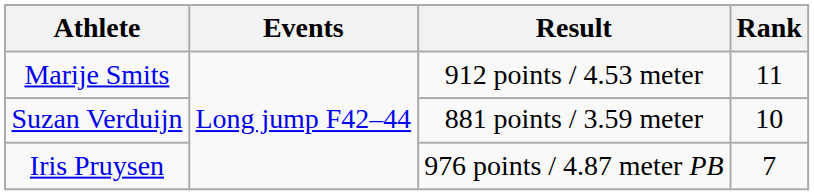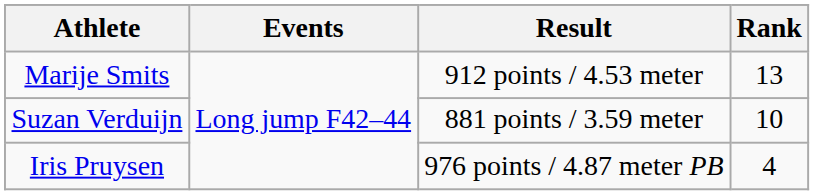(769, 74) 11 -> (769, 74) 13
(769, 166) 7 -> (769, 166) 4
